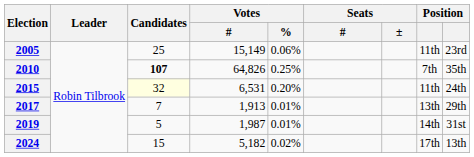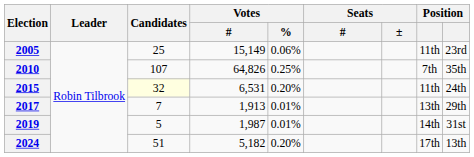(159, 69) bold -> (159, 69) normal
(159, 143) 15 -> (159, 143) 51
(286, 143) 0.02% -> (286, 143) 0.20%
